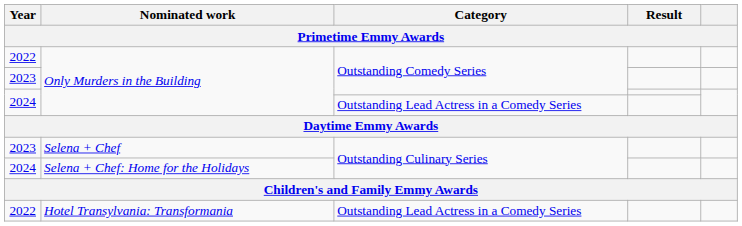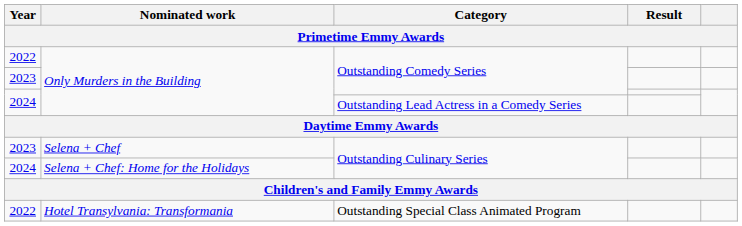(459, 210) Outstanding Lead Actress in a Comedy Series -> (459, 210) Outstanding Special Class Animated Program
